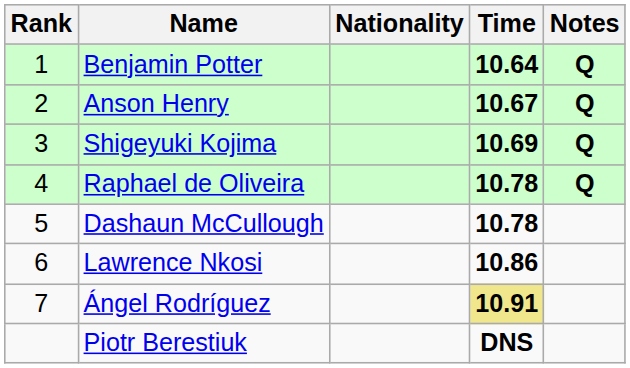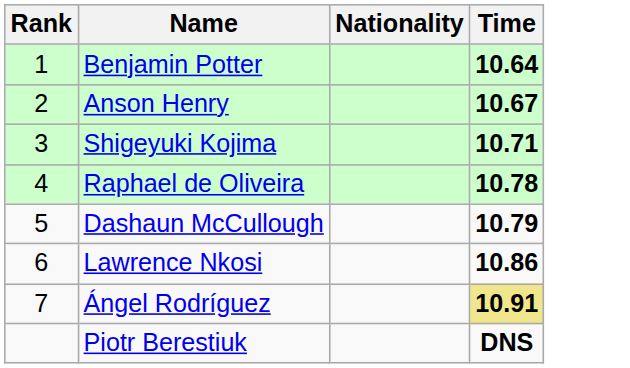- column: (585, 24)
(507, 143) 10.69 -> (507, 143) 10.71
(507, 223) 10.78 -> (507, 223) 10.79
